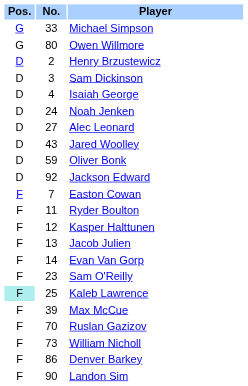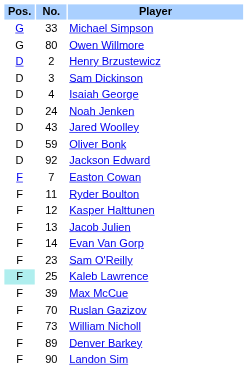- row: (102, 128)
(51, 359) 86 -> (51, 343) 89
